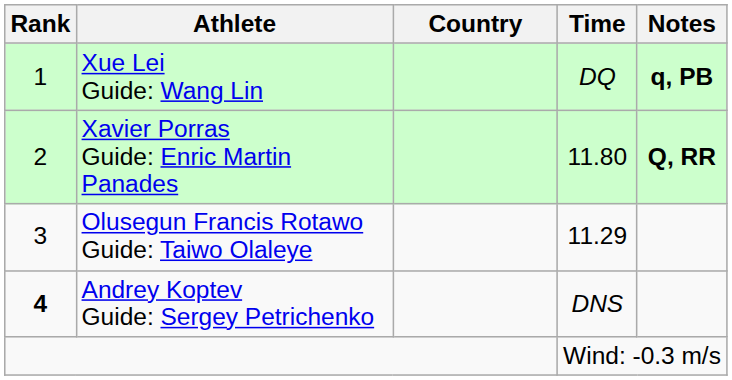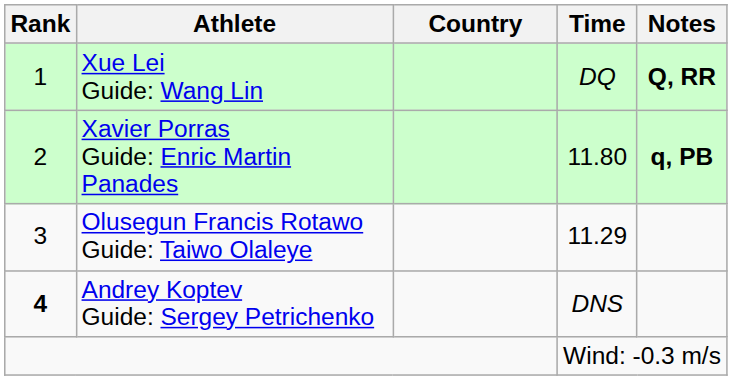(682, 76) q, PB -> (682, 76) Q, RR
(682, 156) Q, RR -> (682, 156) q, PB
